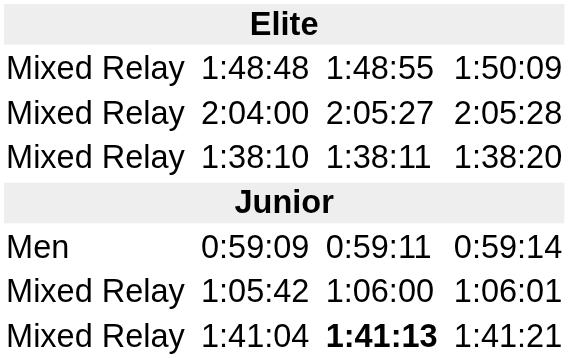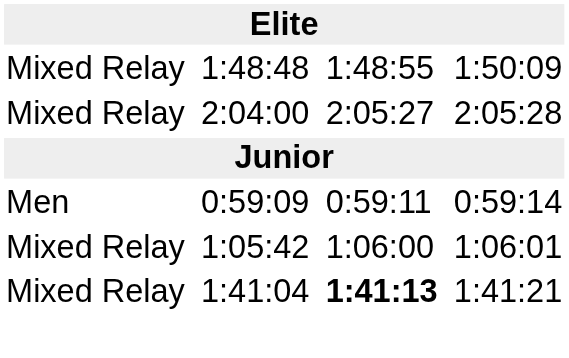- row: (255, 157)
